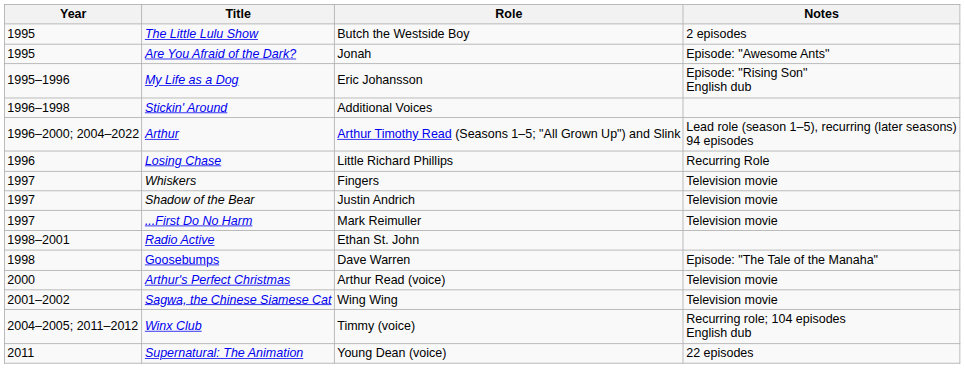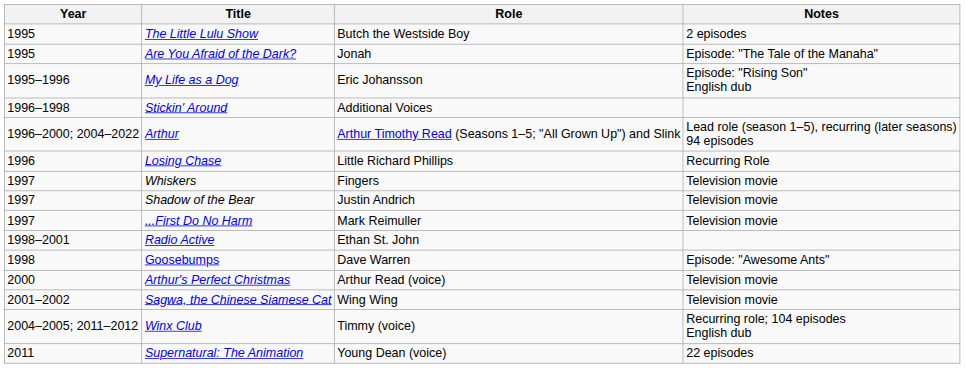(758, 53) Episode: "Awesome Ants" -> (782, 53) Episode: "The Tale of the Manaha"
(782, 260) Episode: "The Tale of the Manaha" -> (758, 260) Episode: "Awesome Ants"
